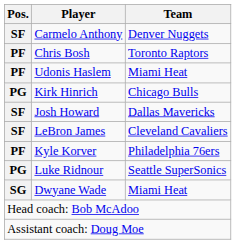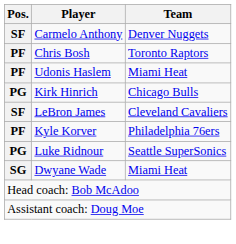- row: (67, 111)
